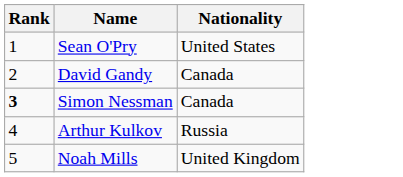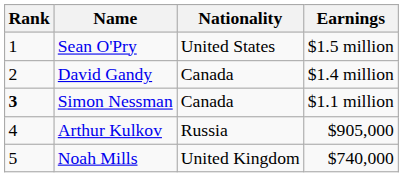+ column: (351, 18)
